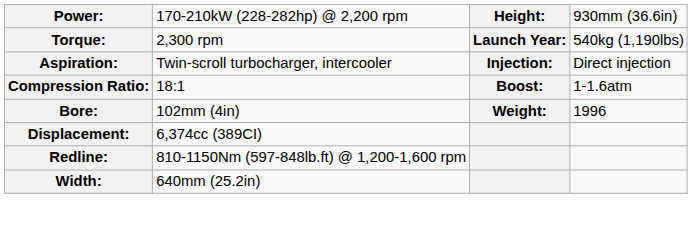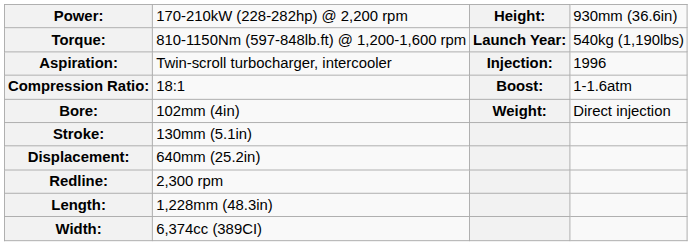(190, 39) 2,300 rpm -> (311, 39) 810-1150Nm (597-848lb.ft) @ 1,200-1,600 rpm
(622, 63) Direct injection -> (590, 63) 1996
(590, 110) 1996 -> (622, 110) Direct injection
+ row: (79, 134)
(209, 134) 6,374cc (389CI) -> (208, 157) 640mm (25.2in)
(311, 157) 810-1150Nm (597-848lb.ft) @ 1,200-1,600 rpm -> (190, 181) 2,300 rpm
+ row: (79, 205)
(208, 181) 640mm (25.2in) -> (209, 228) 6,374cc (389CI)
